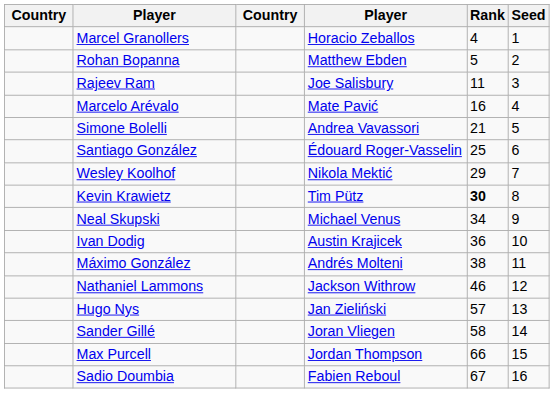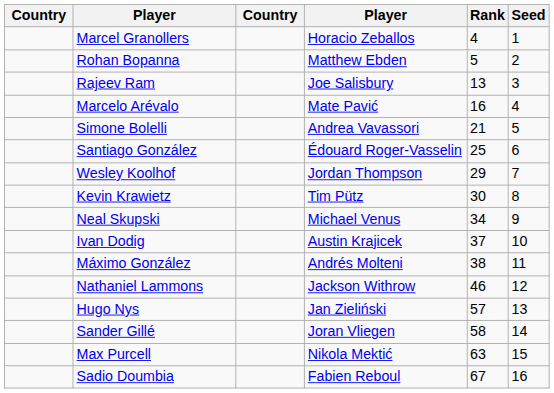(477, 83) 11 -> (478, 83) 13
(350, 173) Nikola Mektić -> (365, 173) Jordan Thompson
(478, 196) bold -> (478, 196) normal
(478, 241) 36 -> (478, 241) 37
(365, 354) Jordan Thompson -> (350, 354) Nikola Mektić
(478, 354) 66 -> (478, 354) 63
